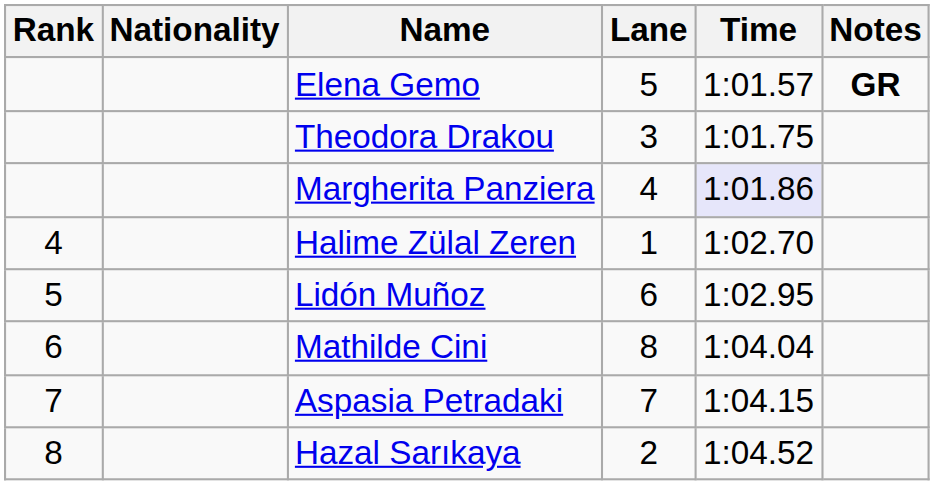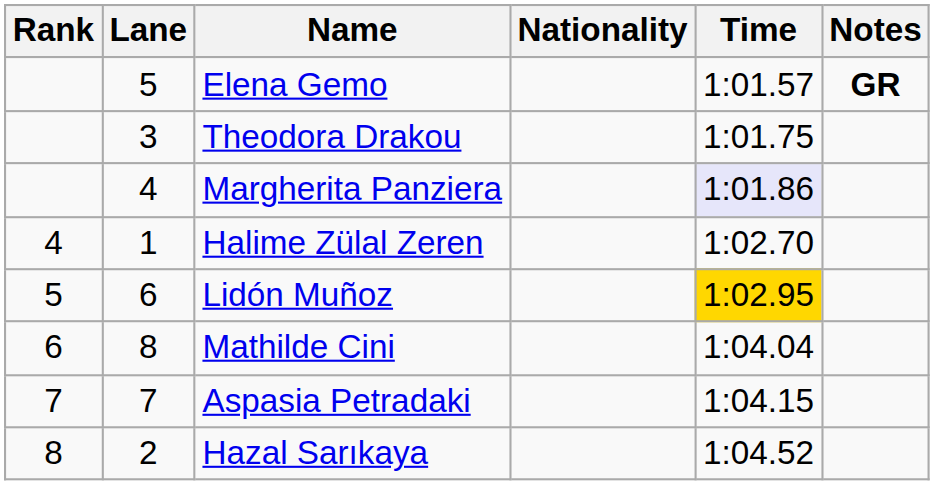columns swapped: (649, 30) <-> (194, 30)
(758, 294) no background -> (758, 294) gold background
